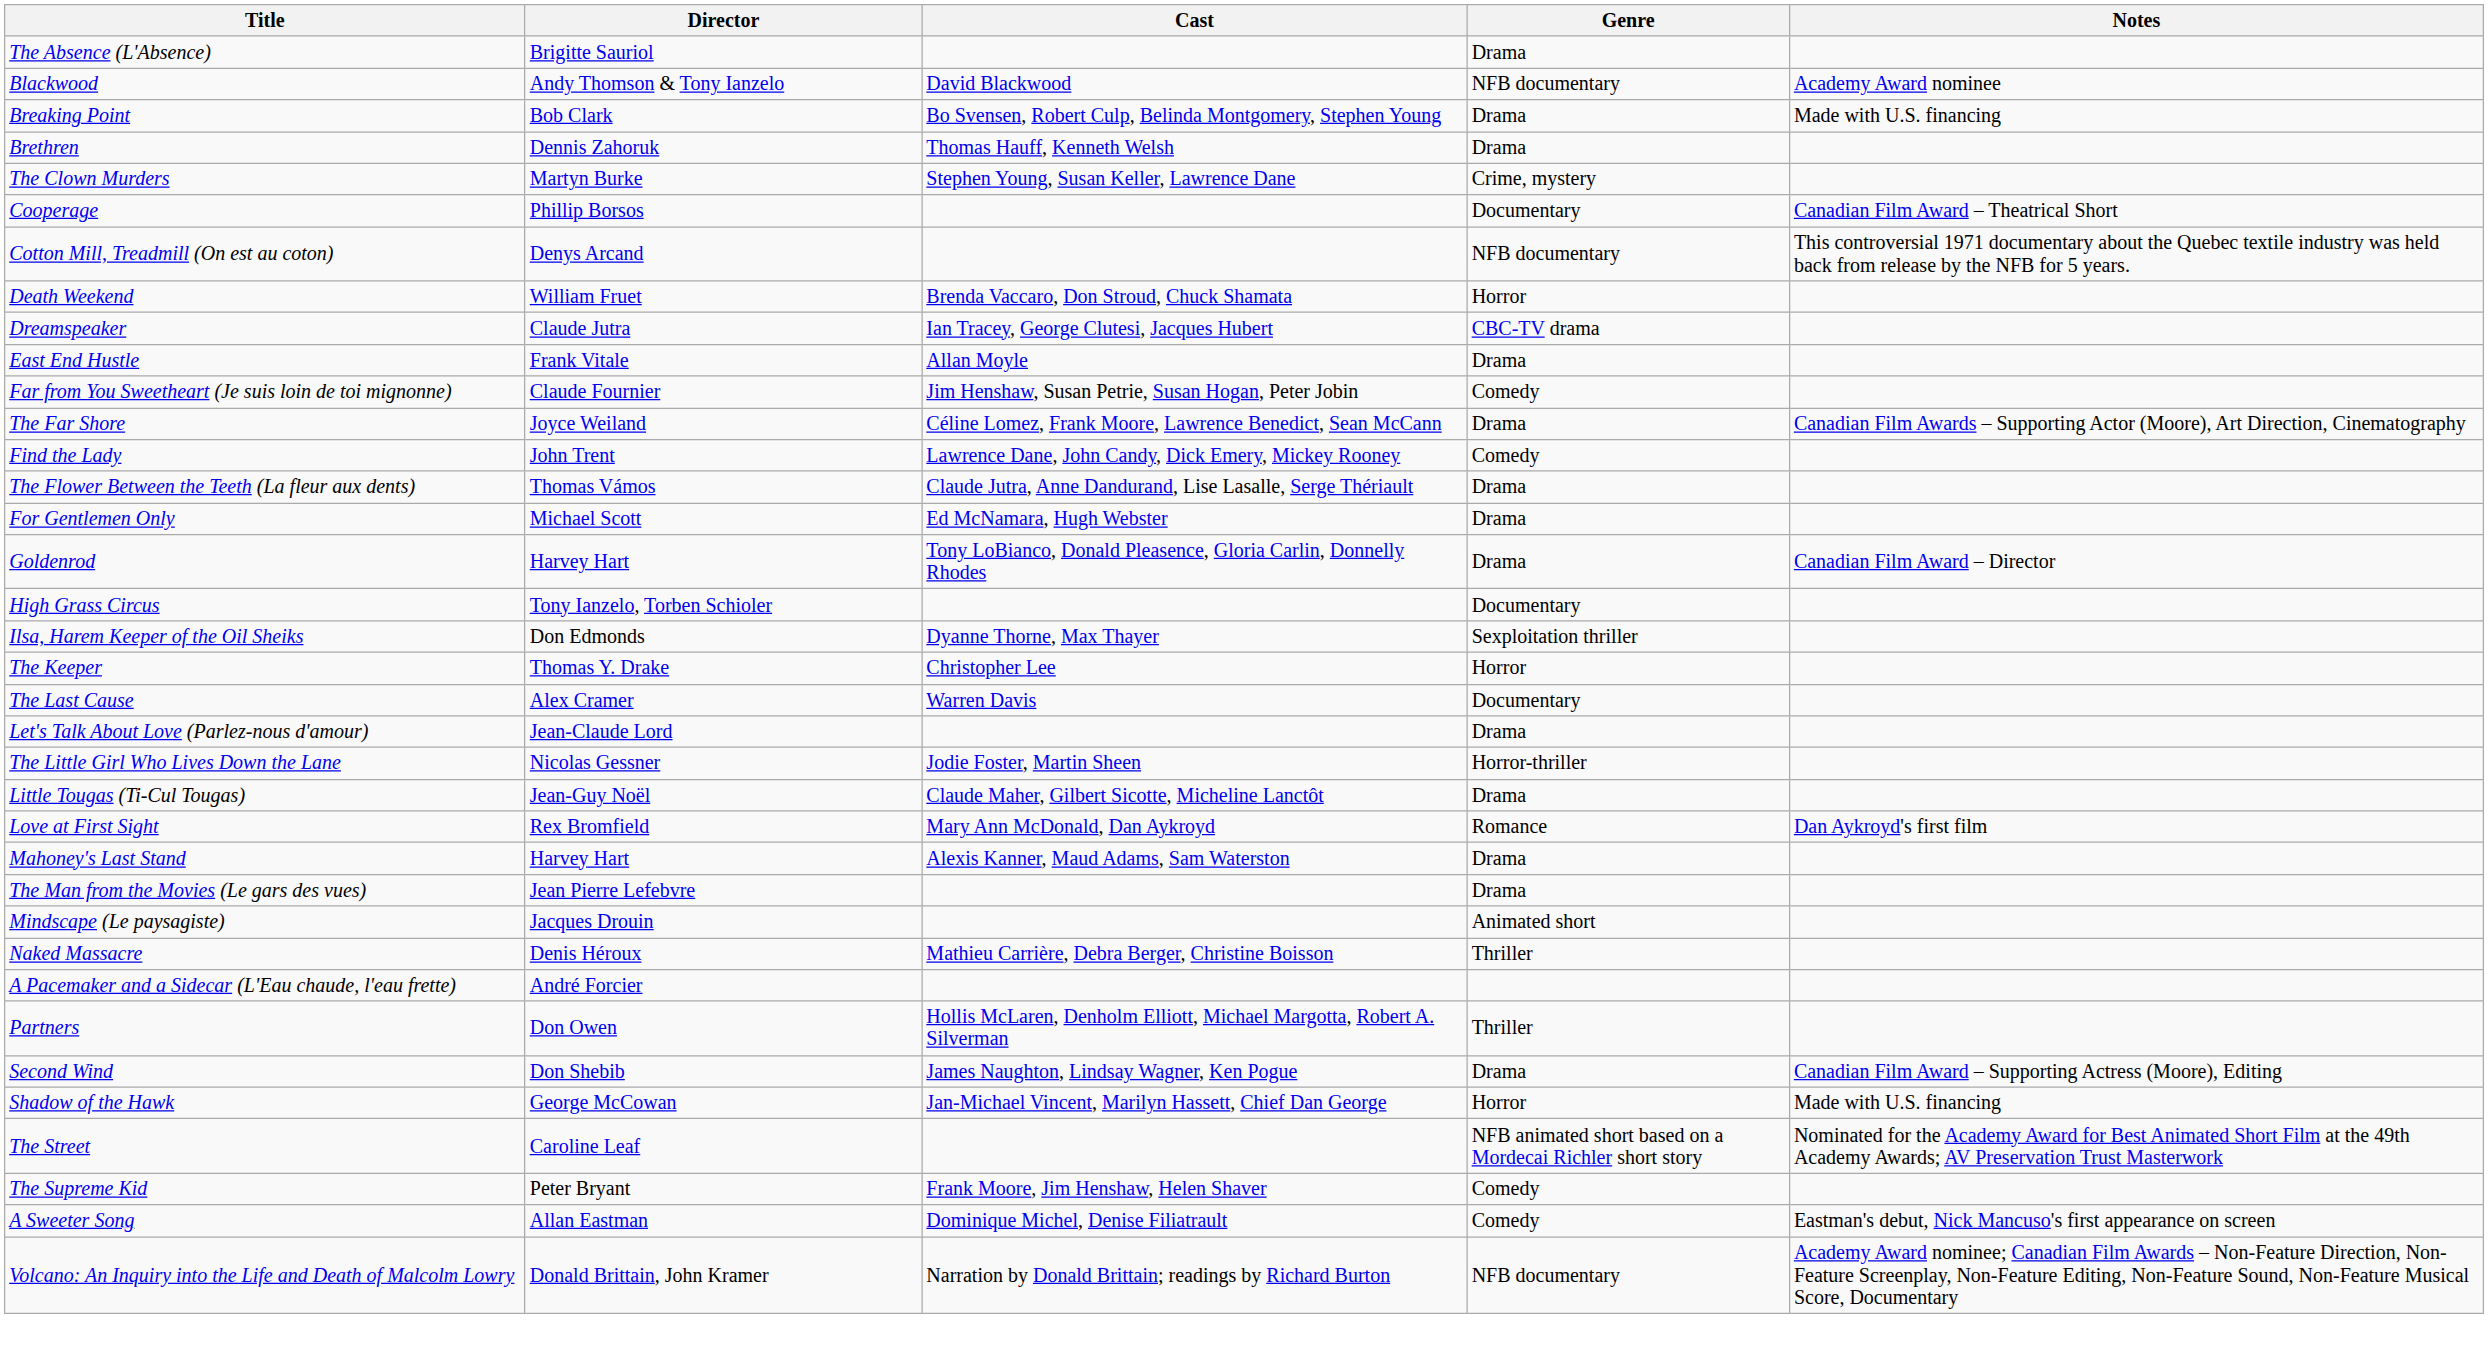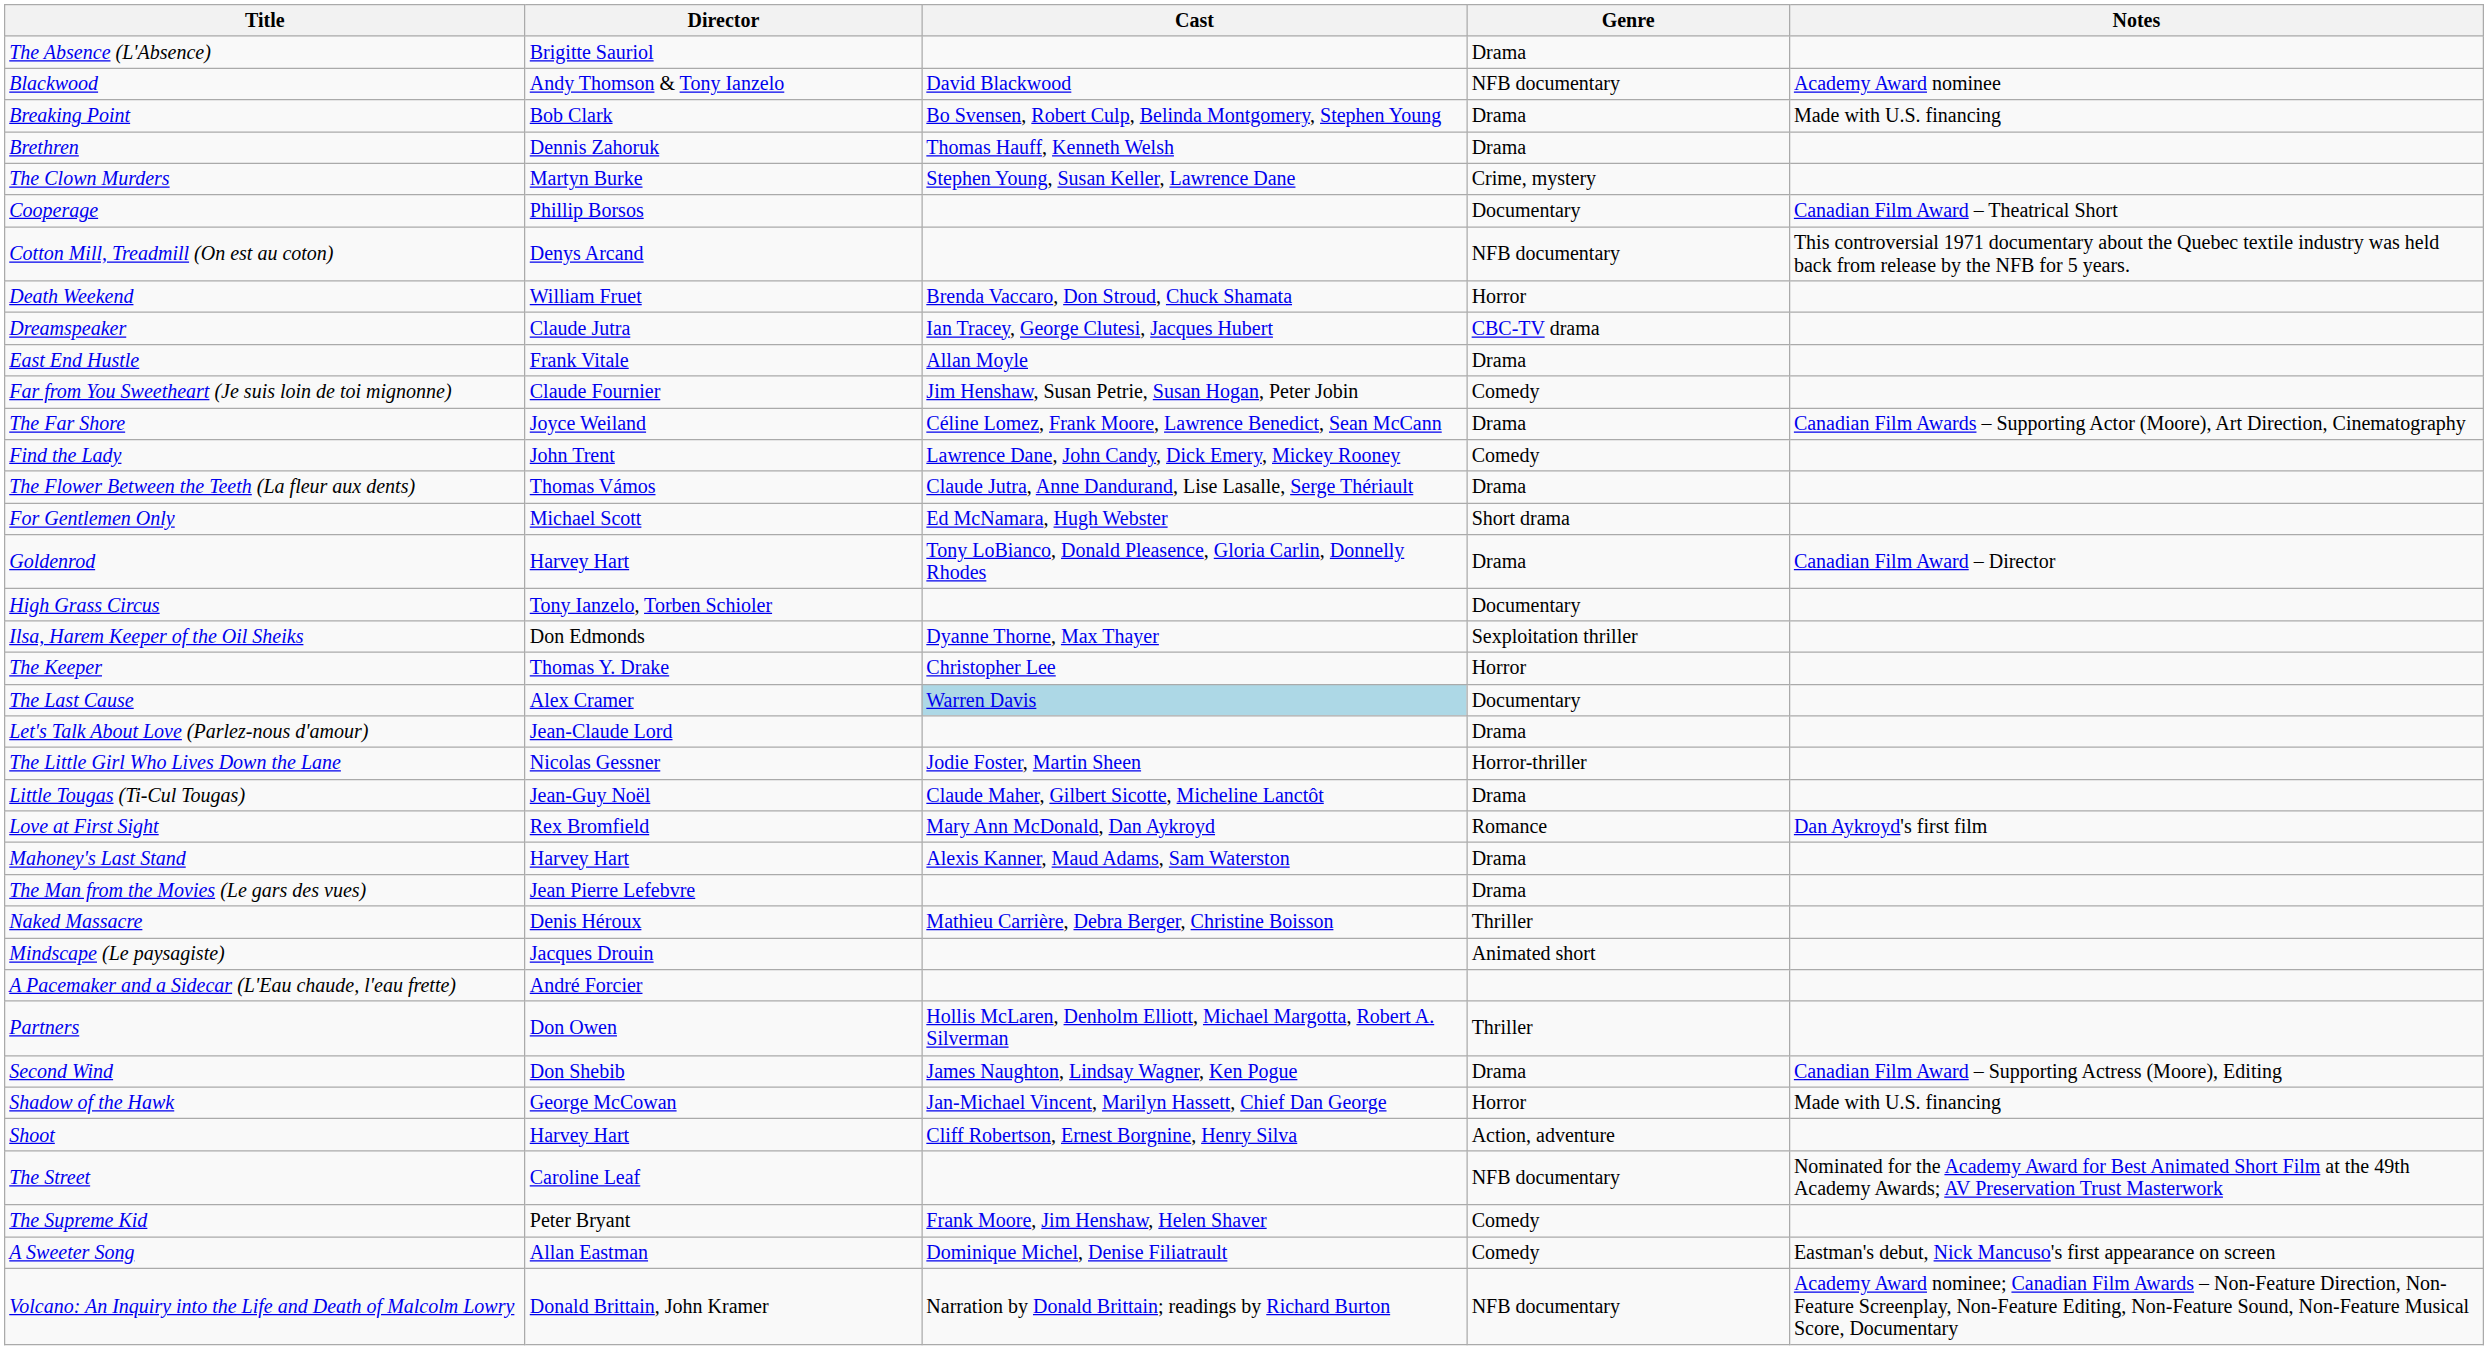(1499, 518) Drama -> (1521, 518) Short drama
(981, 699) no background -> (981, 699) lightblue background
rows swapped: (117, 921) <-> (76, 953)
+ row: (32, 1134)
(1597, 1145) NFB animated short based on a Mordecai Richler short story -> (1546, 1177) NFB documentary
